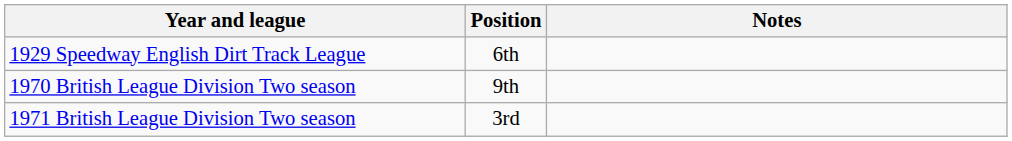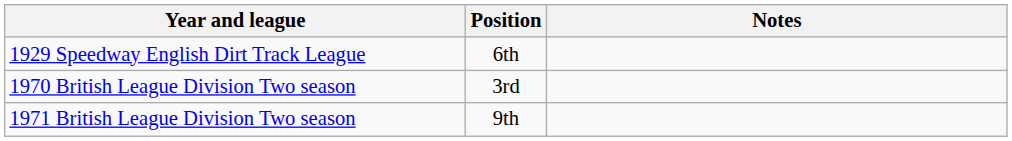(506, 86) 9th -> (506, 86) 3rd
(506, 119) 3rd -> (506, 119) 9th
